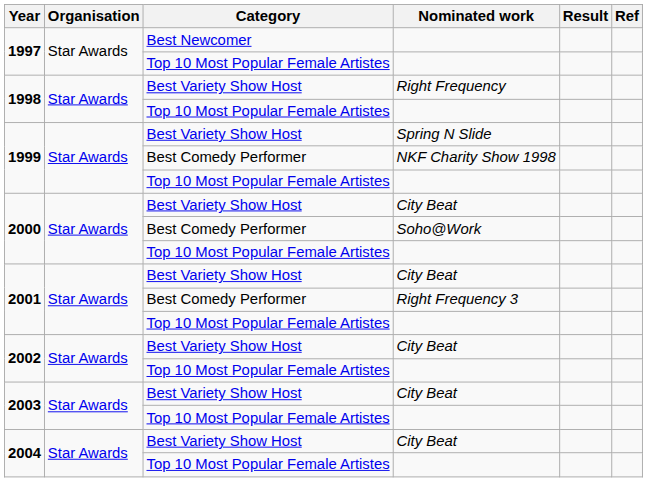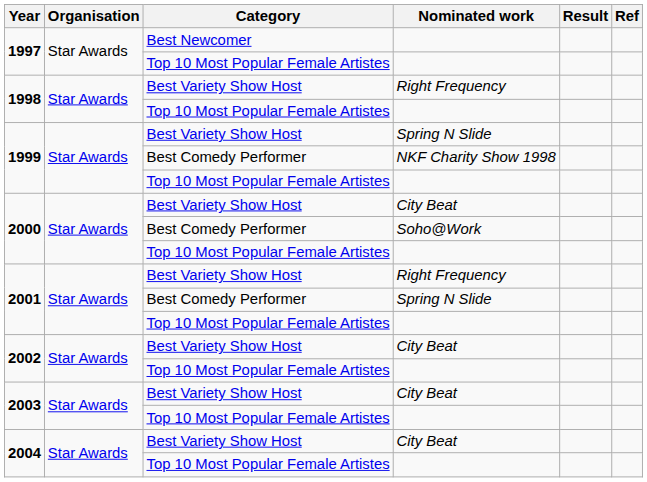(427, 275) City Beat -> (451, 275) Right Frequency
(457, 299) Right Frequency 3 -> (444, 299) Spring N Slide
